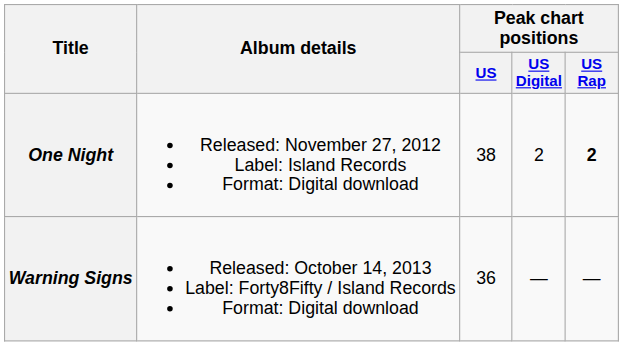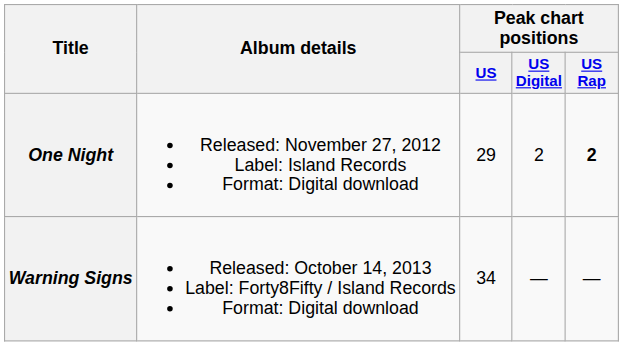(486, 154) 38 -> (486, 154) 29
(486, 278) 36 -> (486, 278) 34
